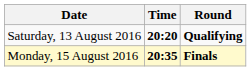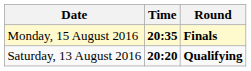rows swapped: (74, 35) <-> (73, 55)
